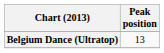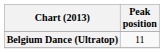(140, 39) 13 -> (140, 39) 11
